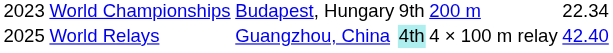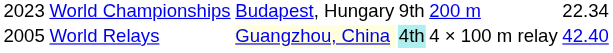(24, 36) 2025 -> (24, 36) 2005
(313, 36) no background -> (313, 36) lightyellow background
